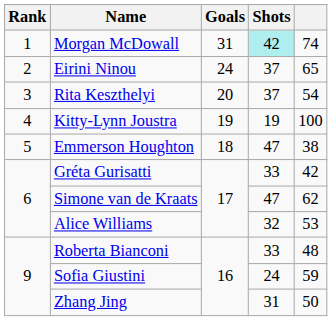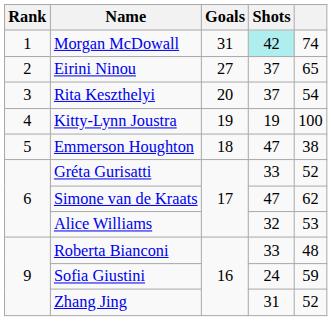(225, 69) 24 -> (225, 69) 27
(310, 172) 42 -> (310, 172) 52
(310, 302) 50 -> (310, 302) 52
